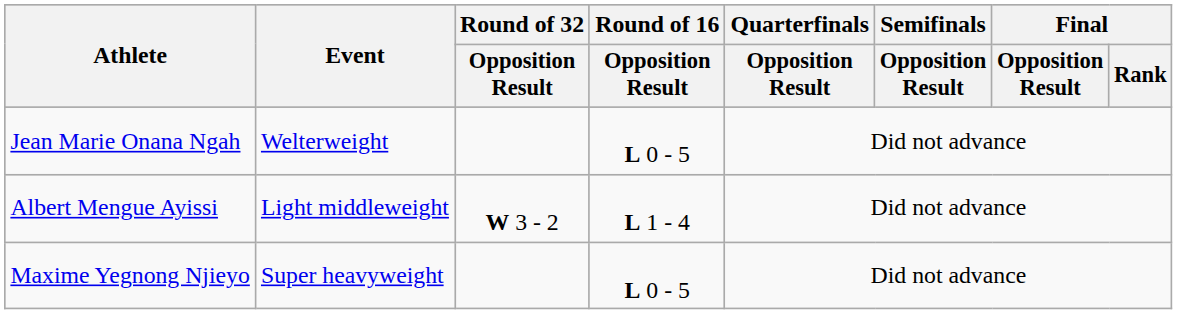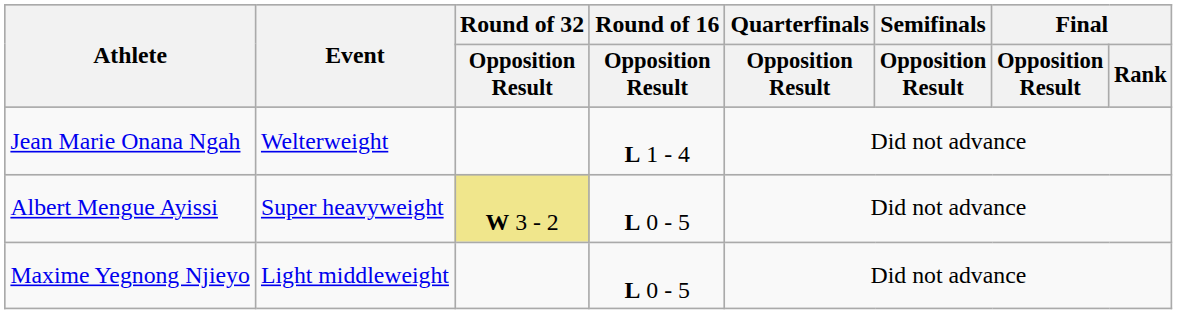(657, 155) L 0 - 5 -> (657, 155) L 1 - 4
(355, 208) Light middleweight -> (352, 208) Super heavyweight
(522, 222) no background -> (522, 222) khaki background
(657, 222) L 1 - 4 -> (657, 222) L 0 - 5
(352, 275) Super heavyweight -> (355, 275) Light middleweight
